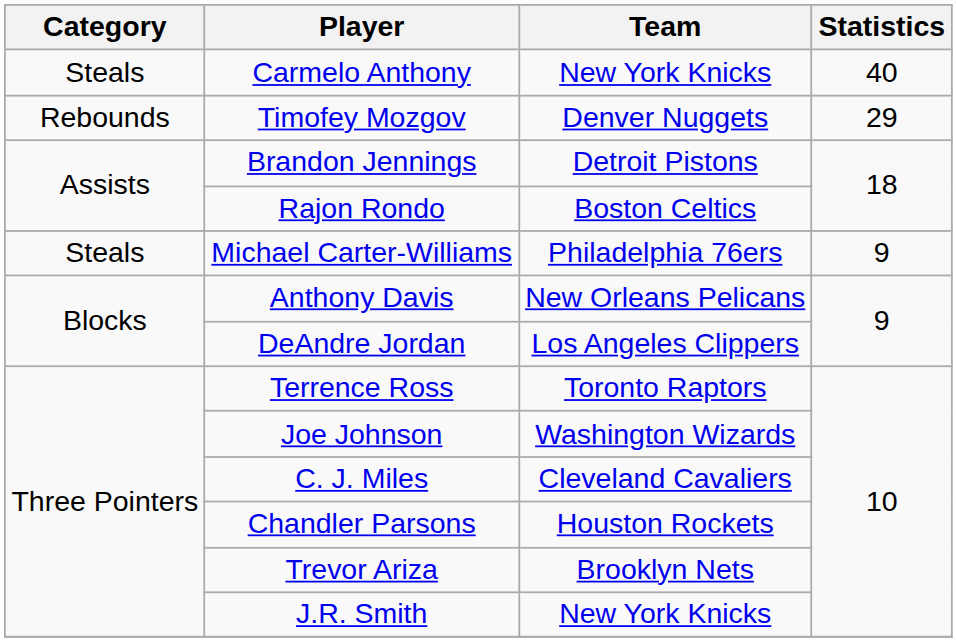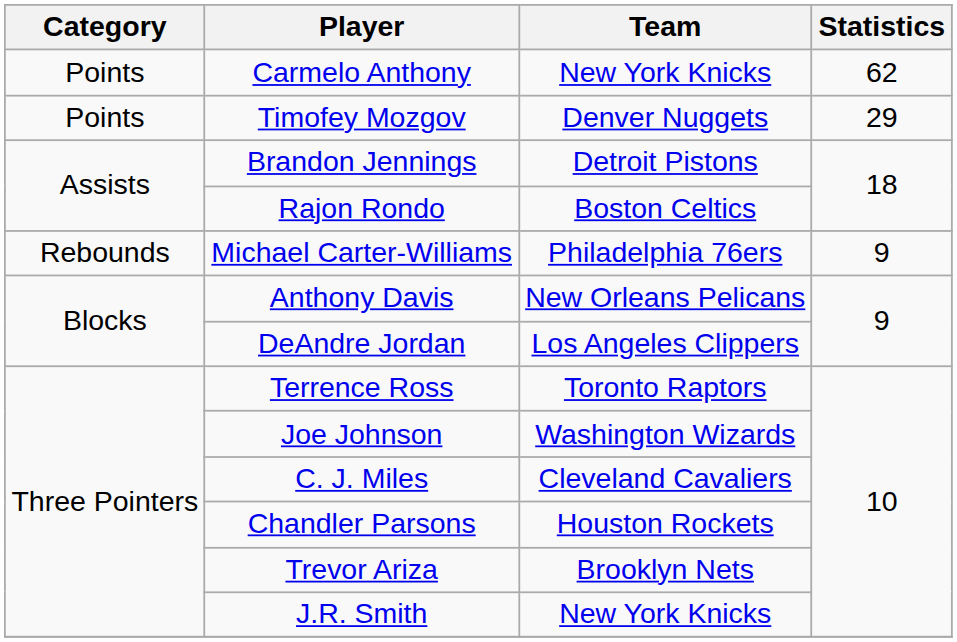(105, 72) Steals -> (105, 72) Points
(882, 72) 40 -> (882, 72) 62
(105, 117) Rebounds -> (105, 117) Points
(105, 252) Steals -> (105, 252) Rebounds
